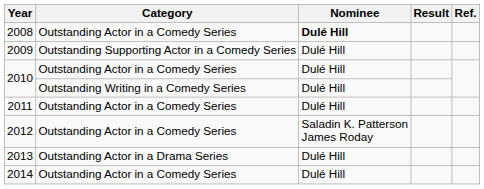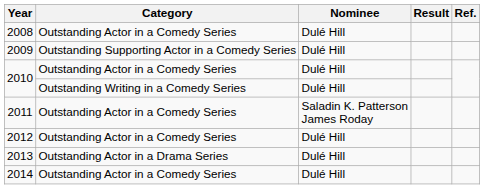(325, 32) bold -> (323, 32) normal
(323, 106) Dulé Hill -> (355, 112) Saladin K. Patterson James Roday
(355, 131) Saladin K. Patterson James Roday -> (323, 138) Dulé Hill
